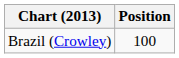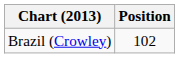(145, 40) 100 -> (145, 40) 102
